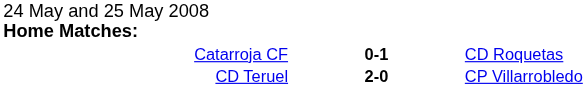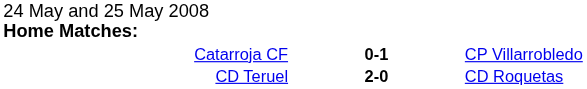(514, 54) CD Roquetas -> (524, 54) CP Villarrobledo
(524, 76) CP Villarrobledo -> (514, 76) CD Roquetas
